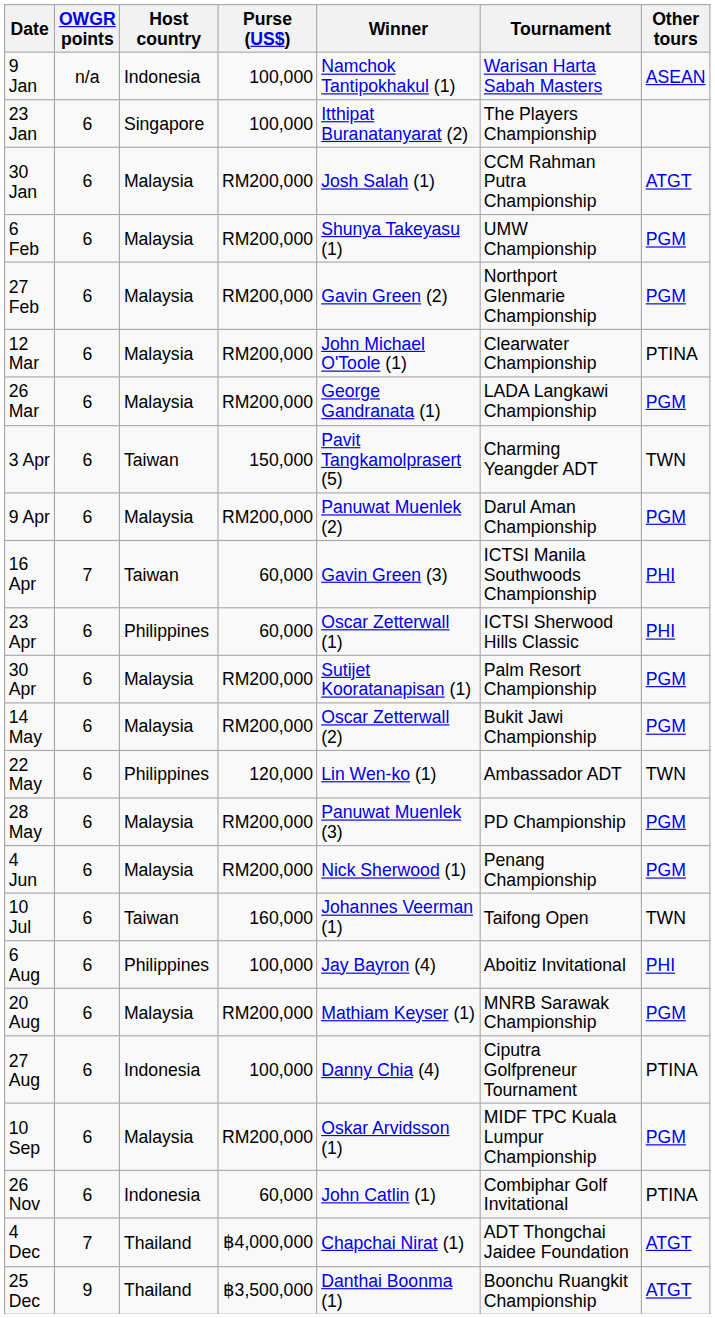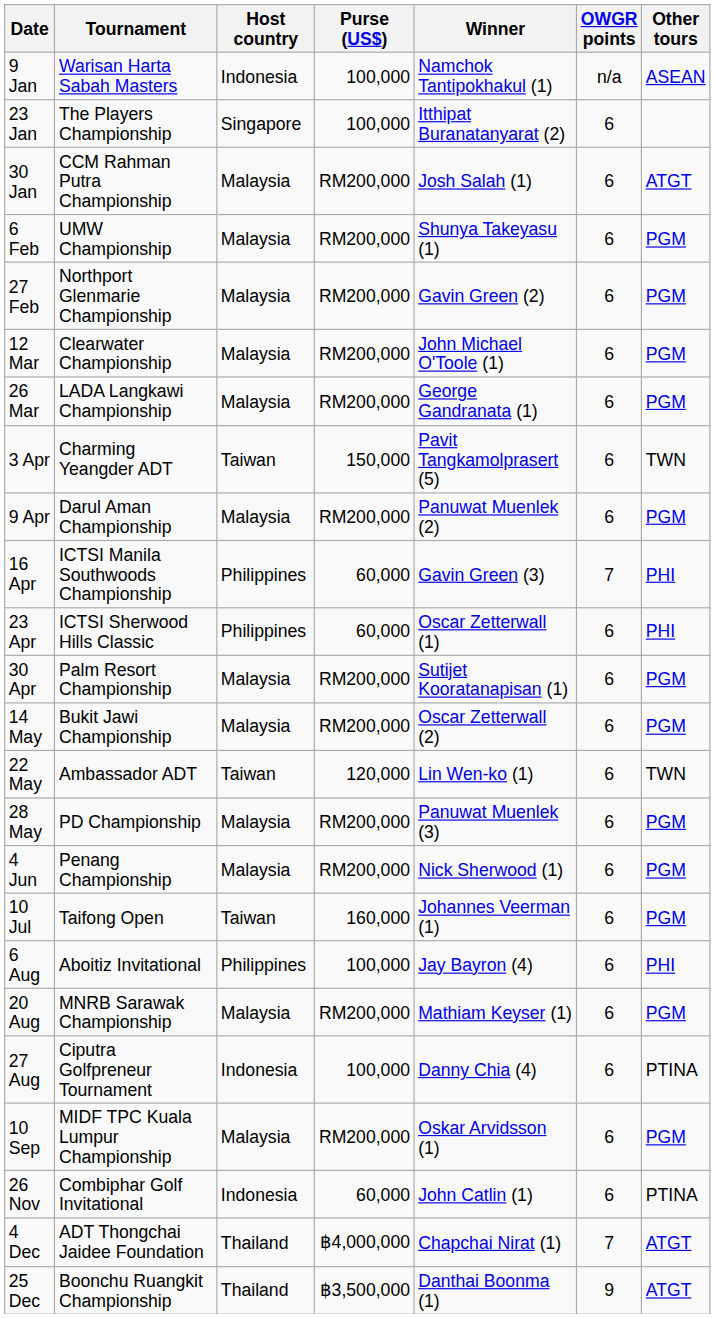columns swapped: (561, 29) <-> (87, 29)
(672, 354) PTINA -> (666, 354) PGM
(151, 574) Taiwan -> (263, 574) Philippines
(166, 774) Philippines -> (248, 774) Taiwan
(666, 917) TWN -> (666, 917) PGM
